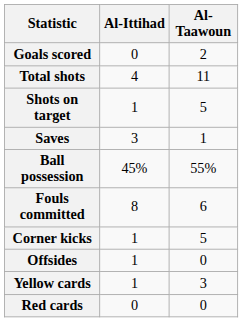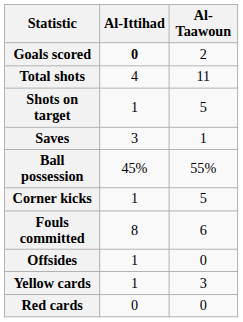(134, 54) normal -> (134, 54) bold
rows swapped: (52, 237) <-> (52, 207)
